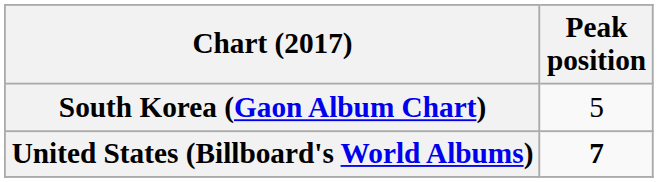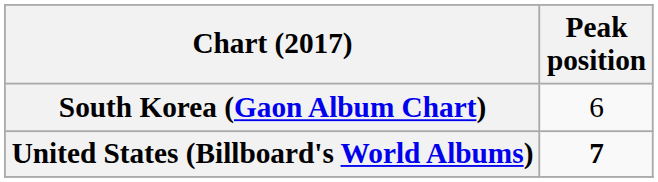(597, 107) 5 -> (597, 107) 6
